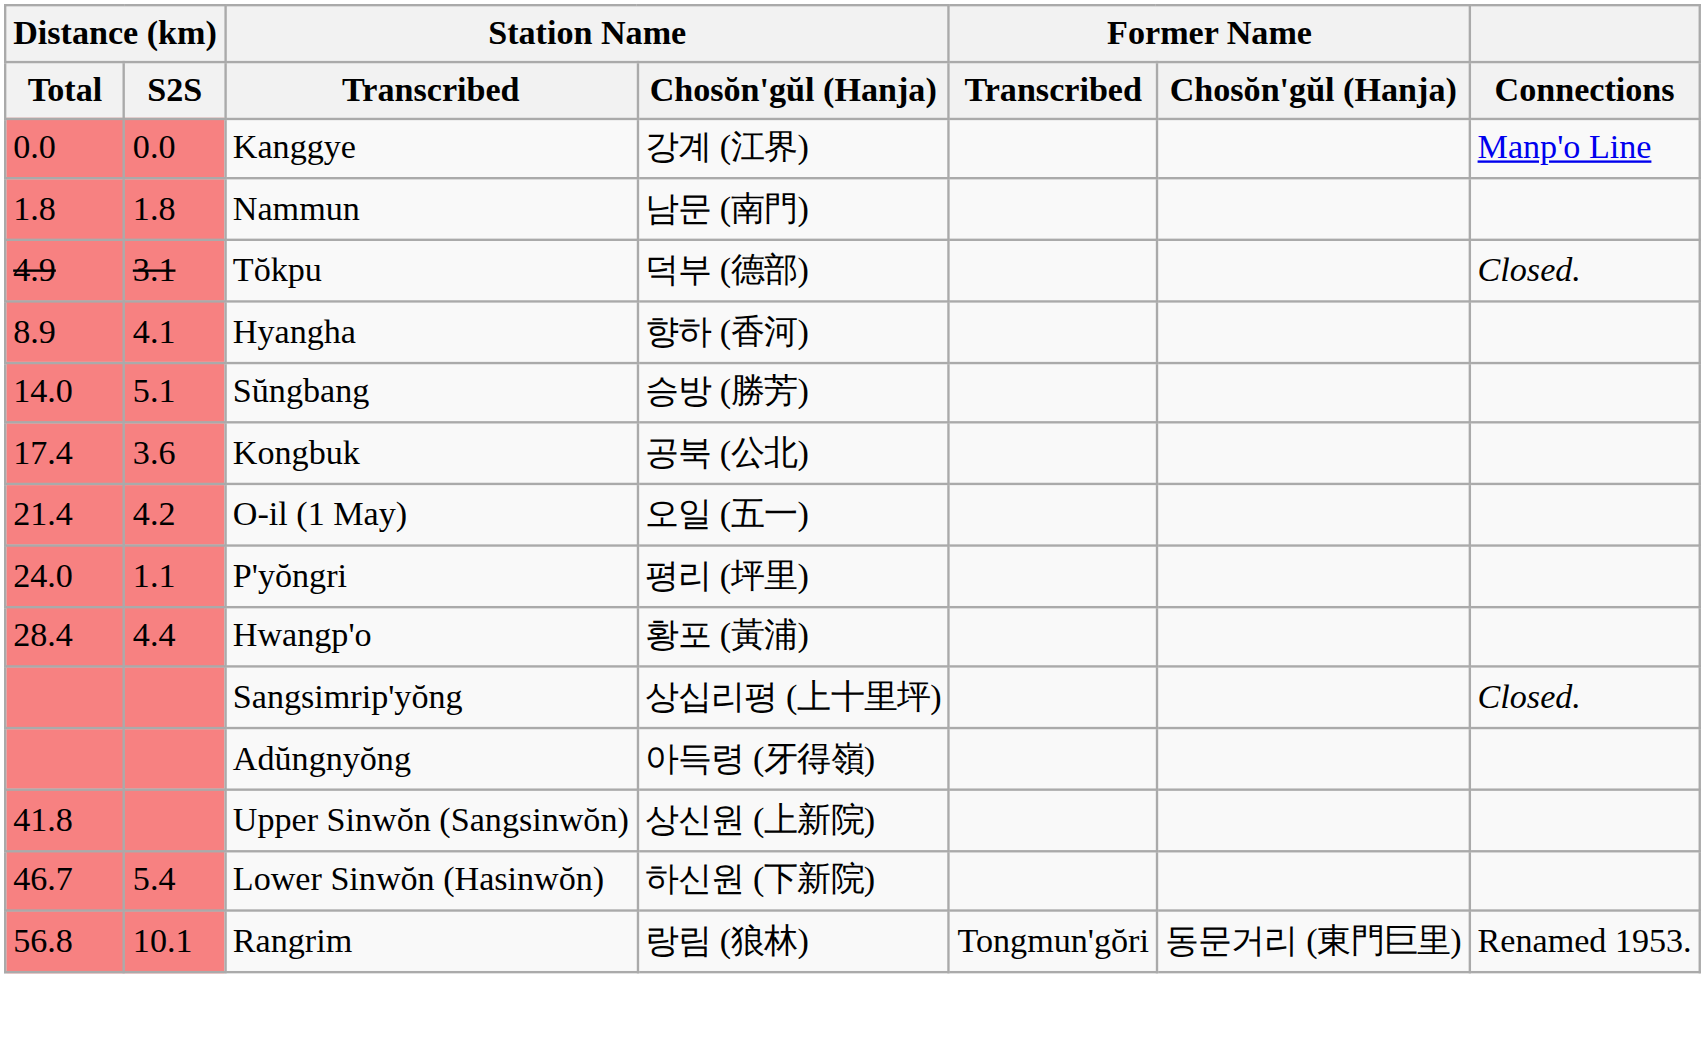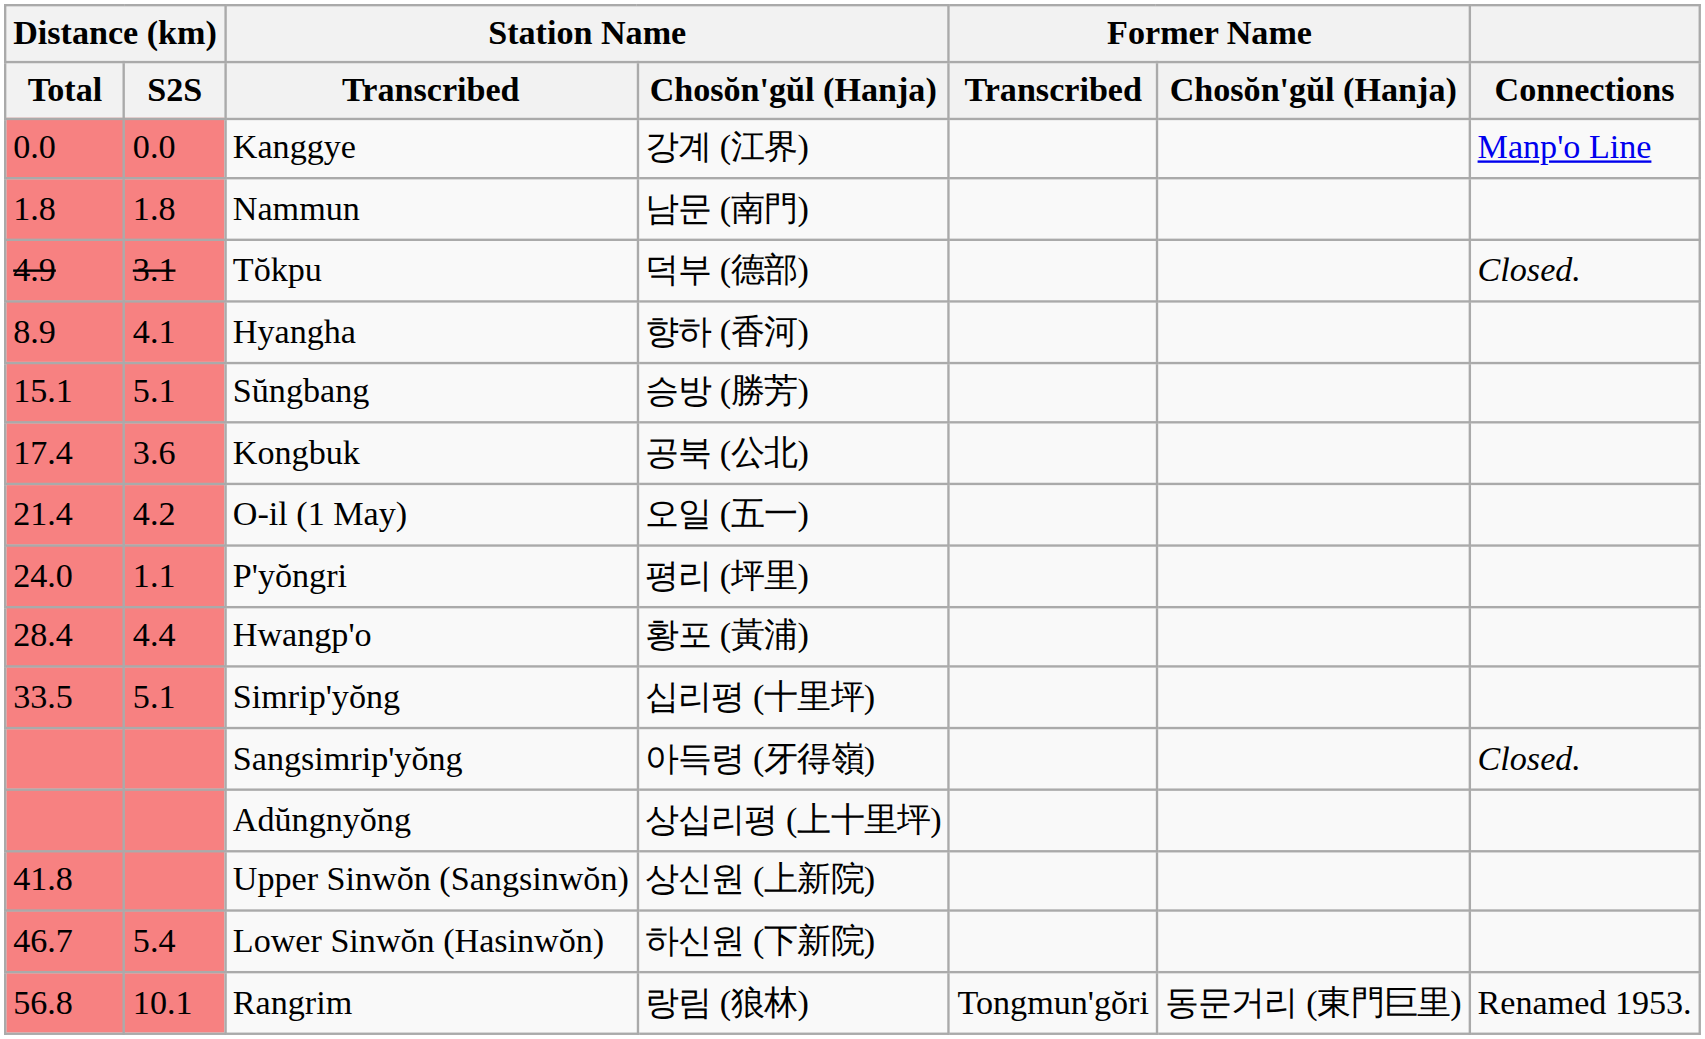(43, 392) 14.0 -> (43, 392) 15.1
+ row: (316, 697)
(793, 697) 상십리평 (上十里坪) -> (760, 758) 아득령 (牙得嶺)
(760, 758) 아득령 (牙得嶺) -> (793, 819) 상십리평 (上十里坪)
